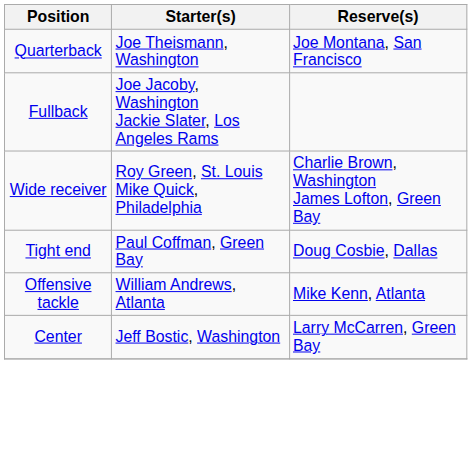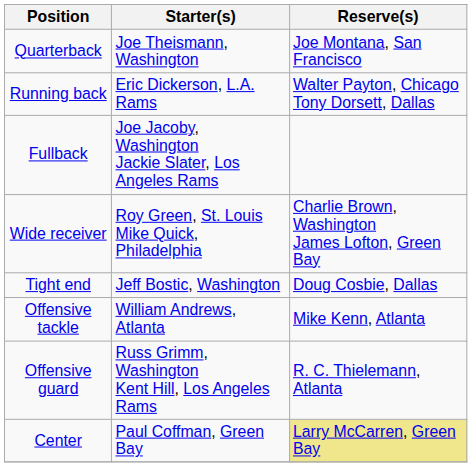+ row: (58, 94)
(190, 251) Paul Coffman, Green Bay -> (198, 285) Jeff Bostic, Washington
+ row: (58, 380)
(198, 337) Jeff Bostic, Washington -> (190, 440) Paul Coffman, Green Bay
(374, 337) no background -> (374, 440) khaki background
